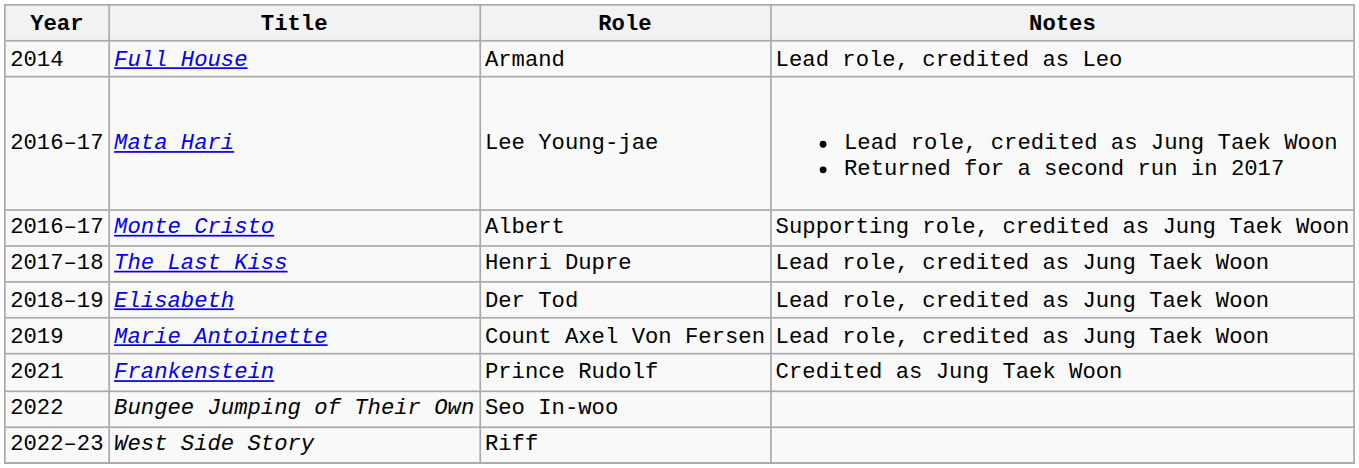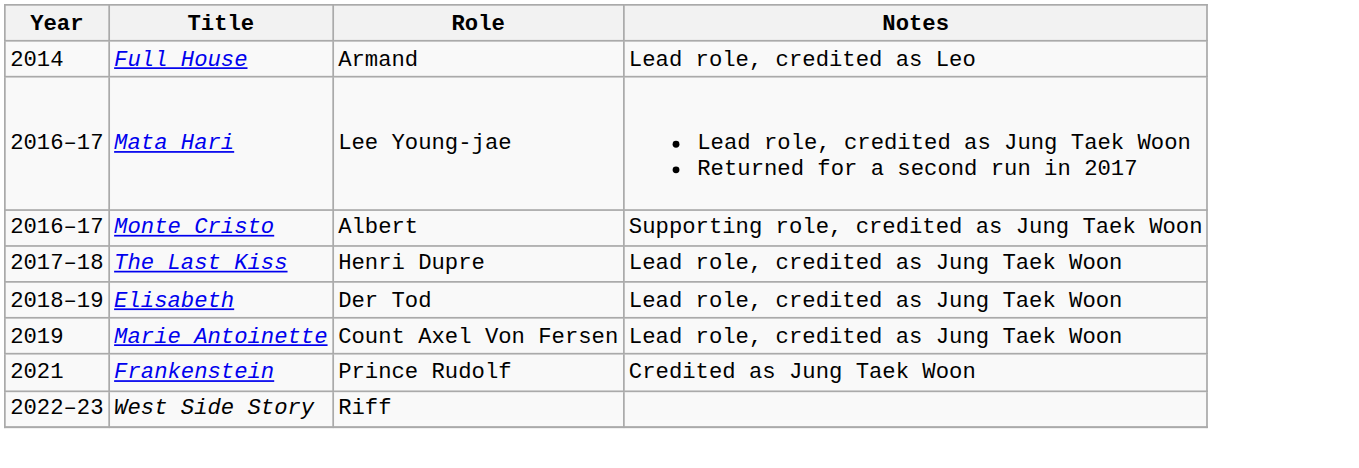- row: (294, 409)
